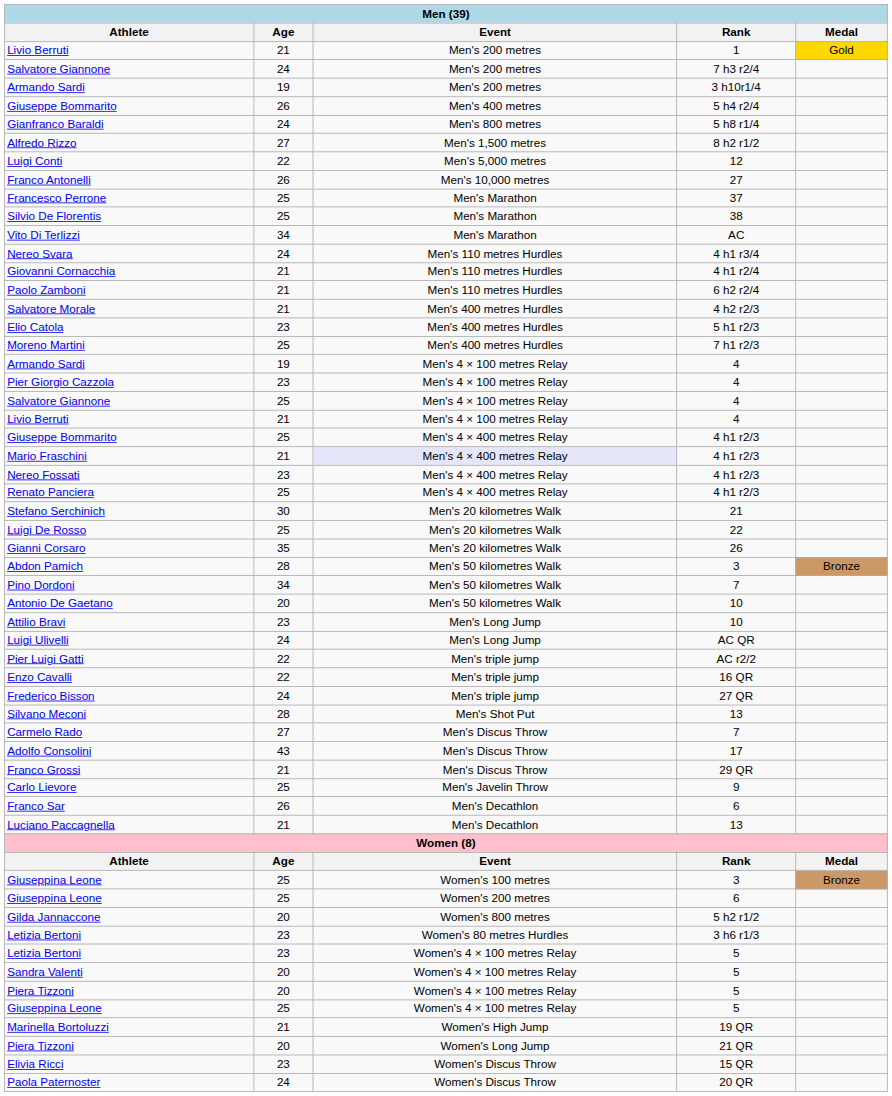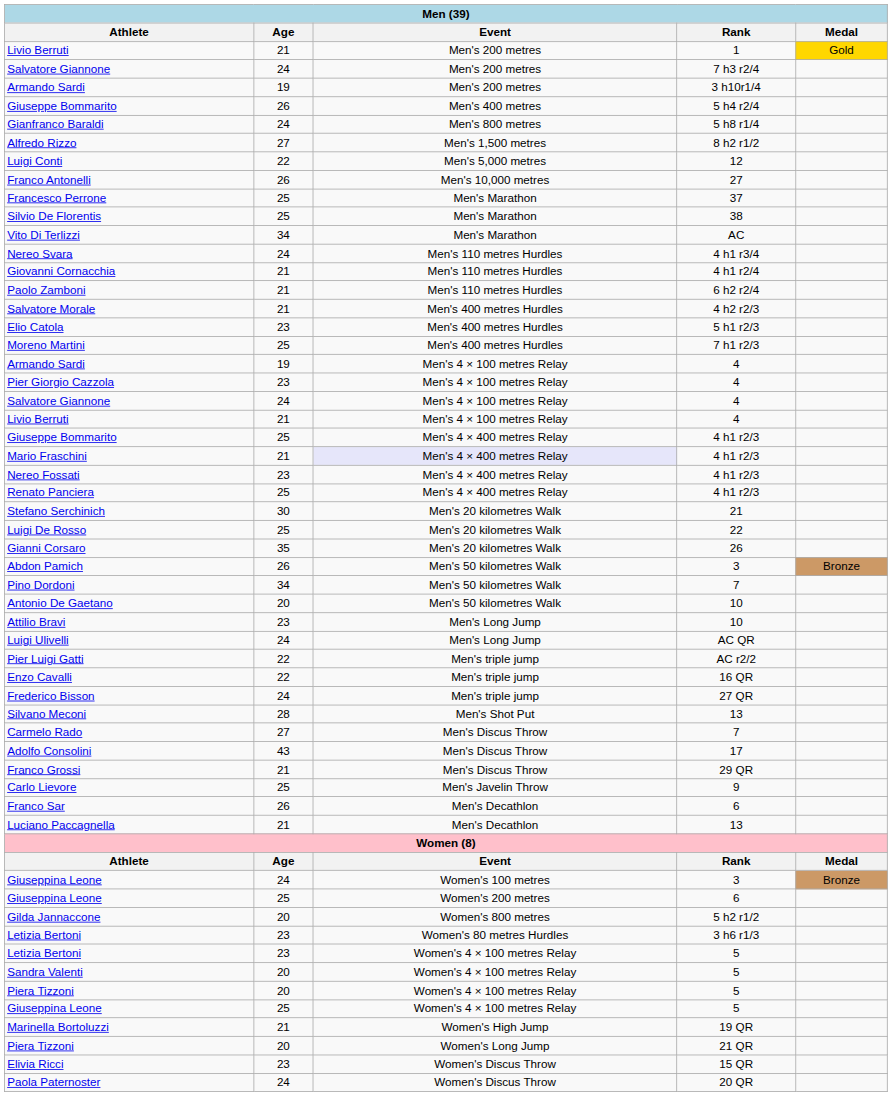(283, 401) 25 -> (283, 401) 24
(283, 567) 28 -> (283, 567) 26
(283, 880) 25 -> (283, 880) 24
